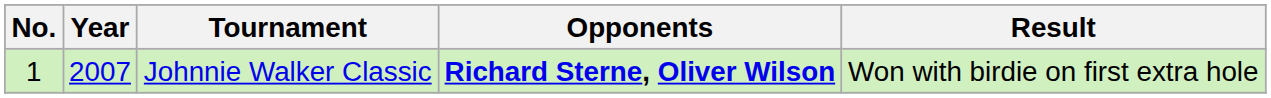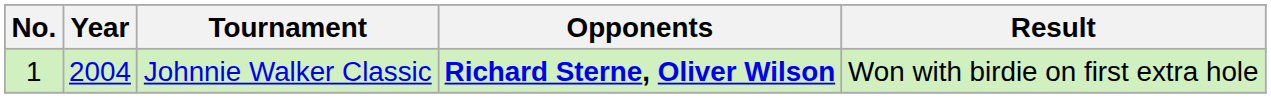(100, 71) 2007 -> (100, 71) 2004
